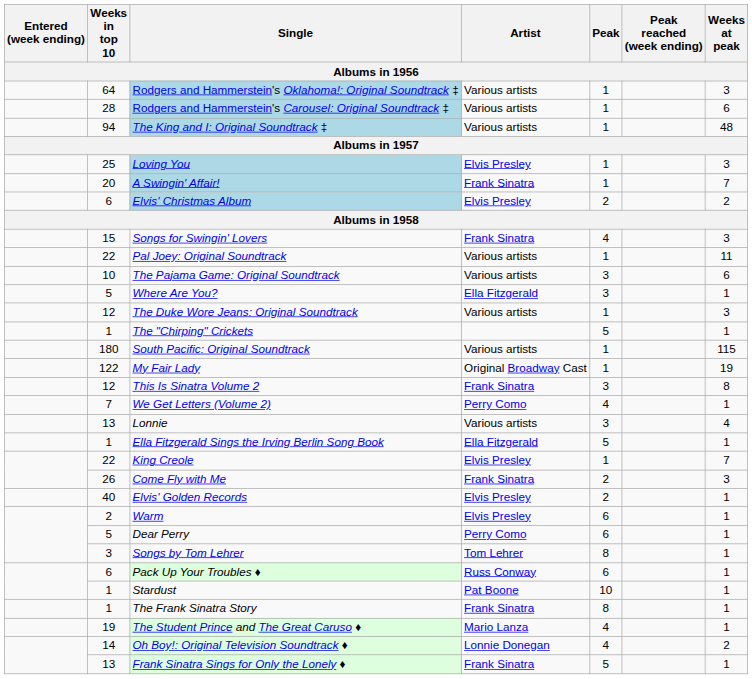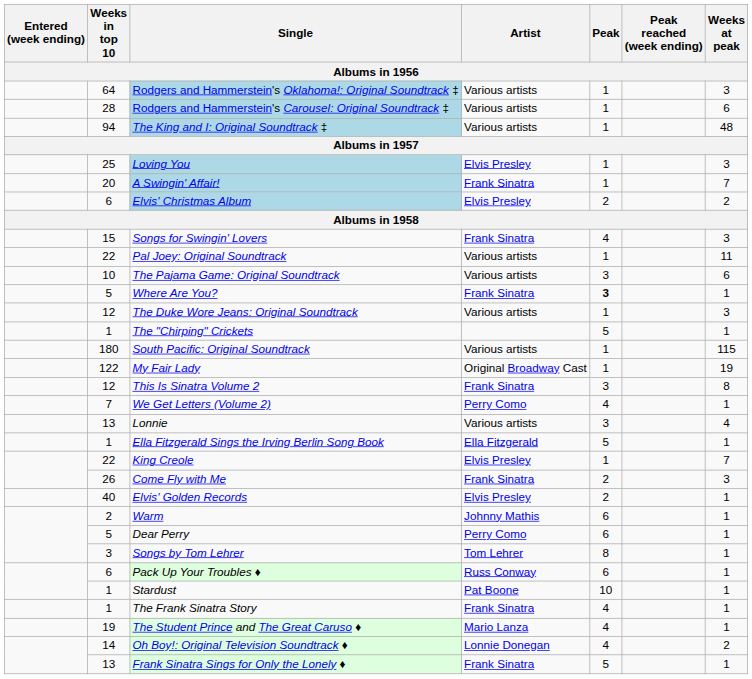(501, 293) Ella Fitzgerald -> (499, 293) Frank Sinatra
(606, 293) normal -> (606, 293) bold
(497, 516) Elvis Presley -> (502, 516) Johnny Mathis
(606, 608) 8 -> (606, 608) 4
